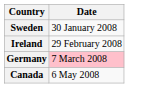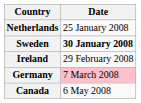+ row: (33, 28)
(84, 28) normal -> (98, 43) bold
